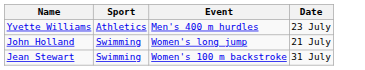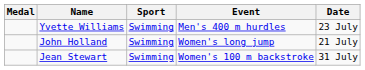+ column: (21, 12)
(121, 27) Athletics -> (151, 27) Swimming
